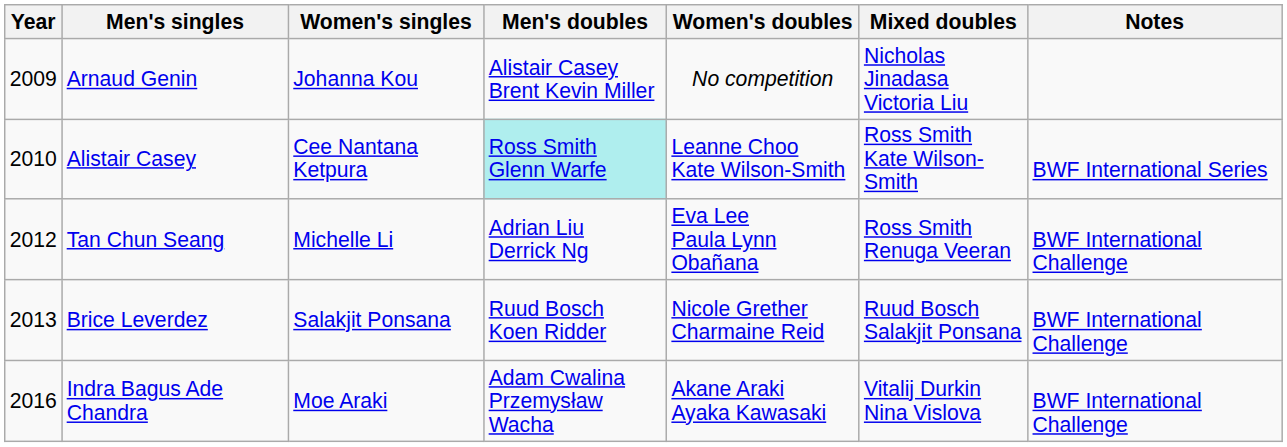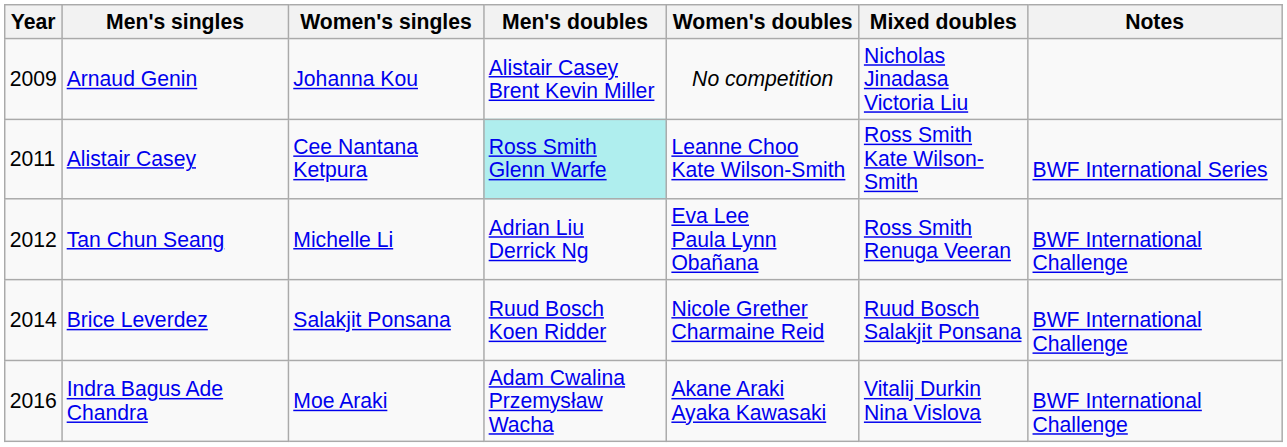(33, 159) 2010 -> (32, 159) 2011
(33, 320) 2013 -> (33, 320) 2014
